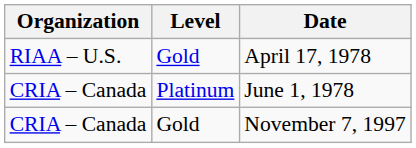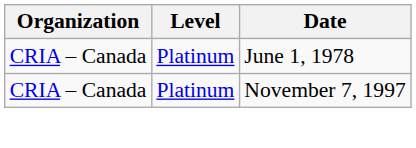- row: (308, 55)
(178, 124) Gold -> (195, 90) Platinum
